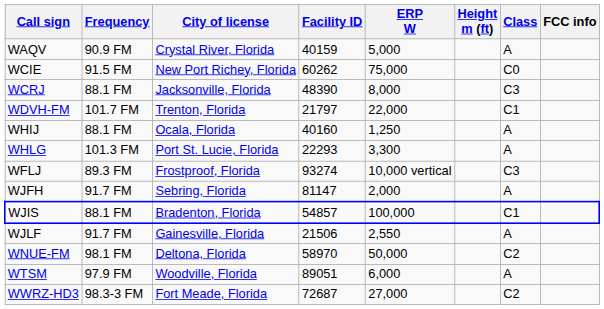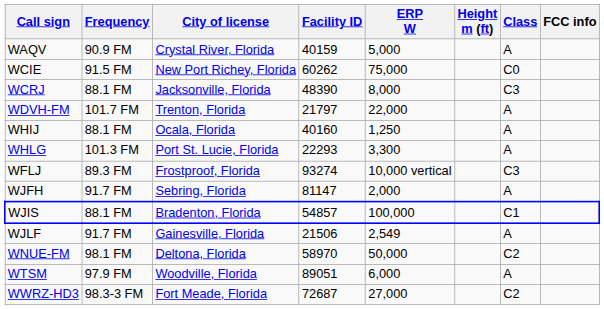(511, 110) C1 -> (507, 110) A
(384, 233) 2,550 -> (384, 233) 2,549
